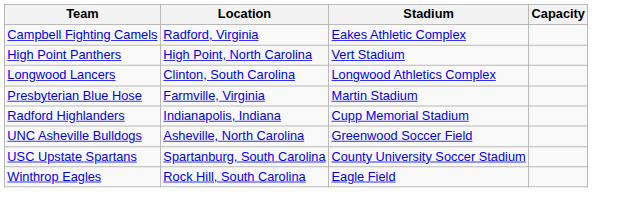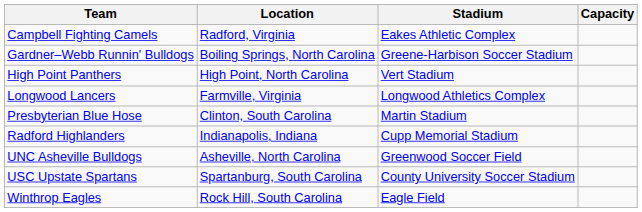+ row: (101, 55)
(229, 75) Clinton, South Carolina -> (250, 95) Farmville, Virginia
(214, 95) Farmville, Virginia -> (266, 116) Clinton, South Carolina
